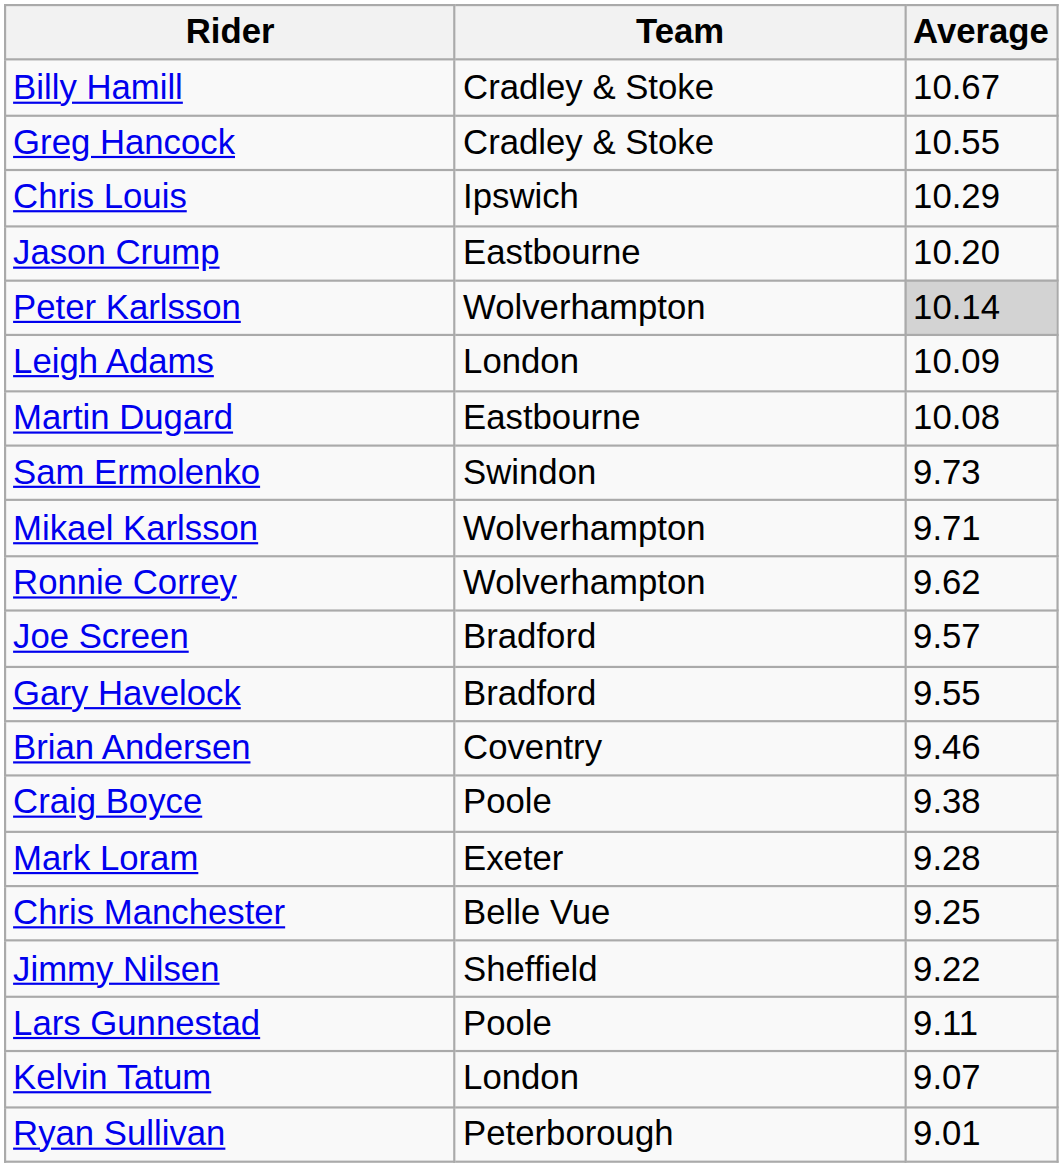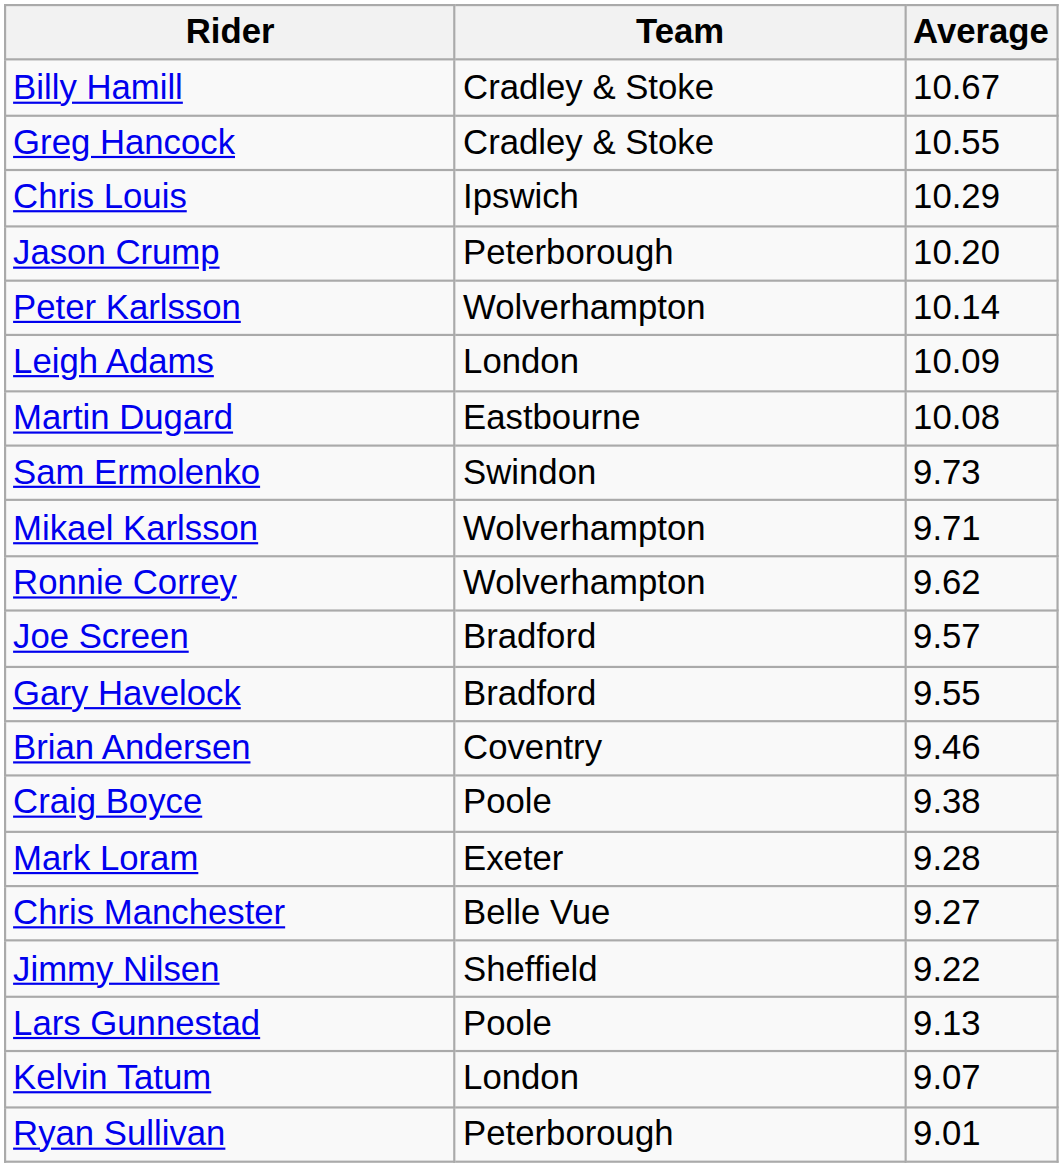(552, 252) Eastbourne -> (568, 252) Peterborough
(957, 307) lightgrey background -> (957, 307) no background
(947, 913) 9.25 -> (947, 913) 9.27
(946, 1023) 9.11 -> (947, 1023) 9.13
